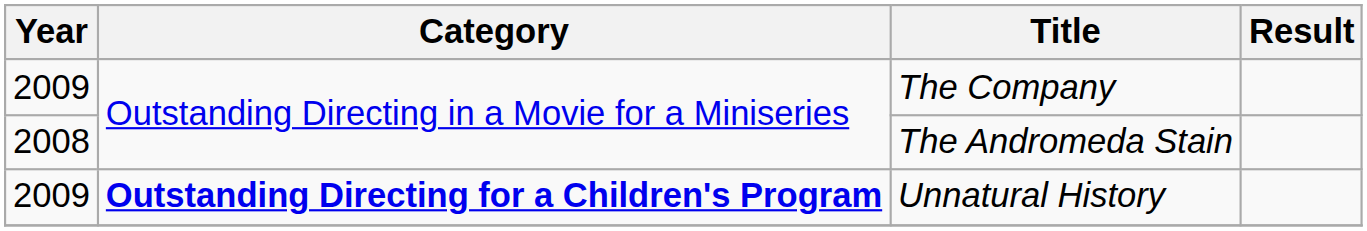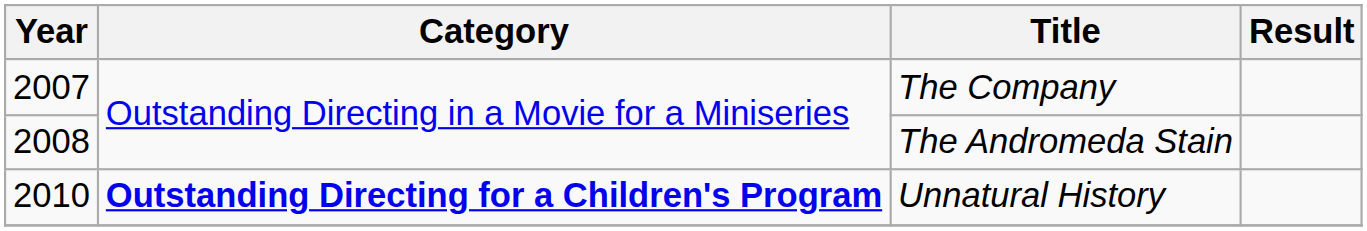(51, 86) 2009 -> (51, 86) 2007
(51, 196) 2009 -> (51, 196) 2010
